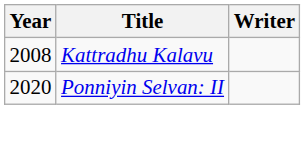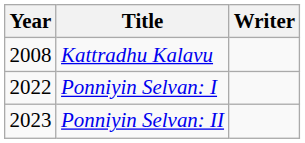+ row: (139, 87)
(30, 87) 2020 -> (30, 120) 2023
